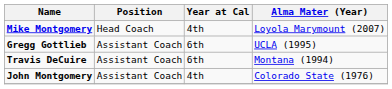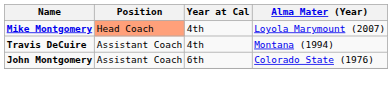(125, 28) no background -> (125, 28) lightsalmon background
- row: (47, 44)
(195, 60) 6th -> (195, 44) 4th
(195, 76) 4th -> (195, 60) 6th
